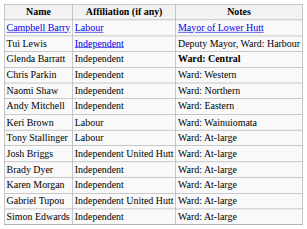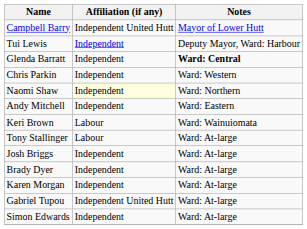(89, 28) Labour -> (124, 28) Independent United Hutt
(99, 91) no background -> (99, 91) lightyellow background
(124, 153) Independent United Hutt -> (99, 153) Independent
